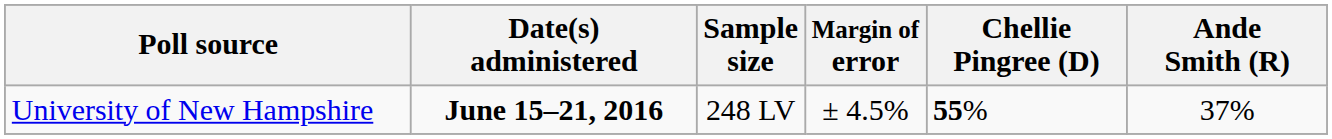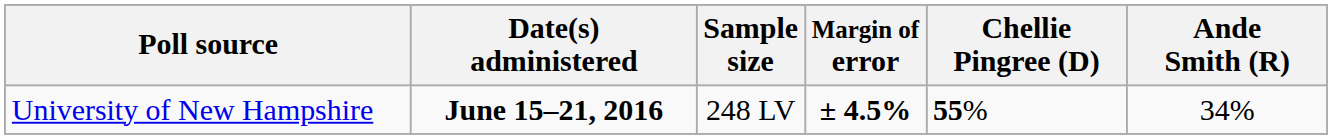(865, 109) normal -> (865, 109) bold
(1227, 109) 37% -> (1227, 109) 34%
